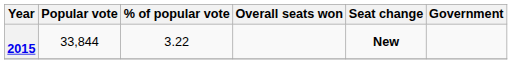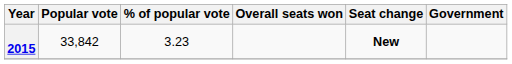(80, 41) 33,844 -> (80, 41) 33,842
(177, 41) 3.22 -> (177, 41) 3.23
